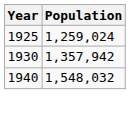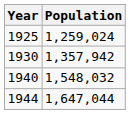+ row: (23, 99)
